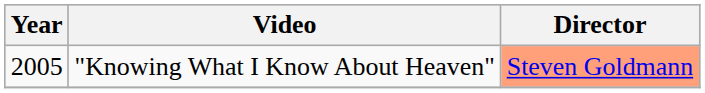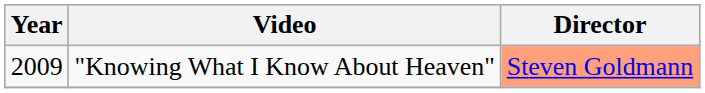(37, 66) 2005 -> (37, 66) 2009
